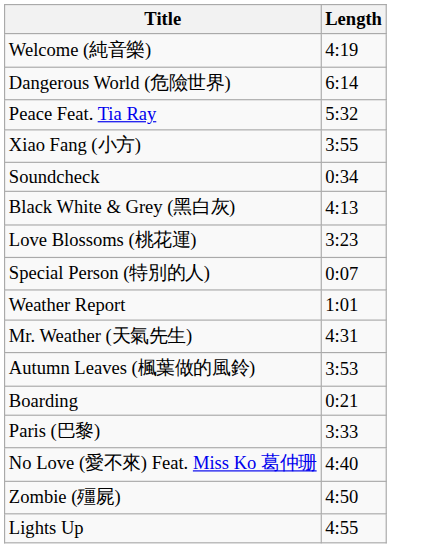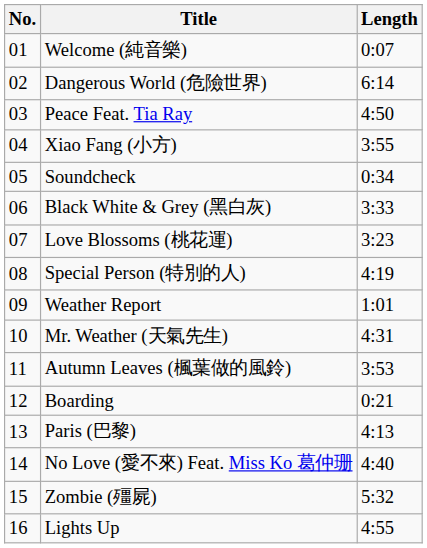+ column: (23, 19)
(342, 50) 4:19 -> (378, 50) 0:07
(342, 114) 5:32 -> (378, 114) 4:50
(342, 208) 4:13 -> (378, 208) 3:33
(342, 273) 0:07 -> (378, 273) 4:19
(342, 431) 3:33 -> (378, 431) 4:13
(342, 497) 4:50 -> (378, 497) 5:32
